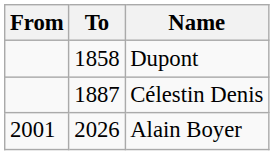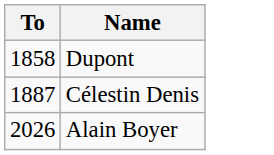- column: (37, 22)
